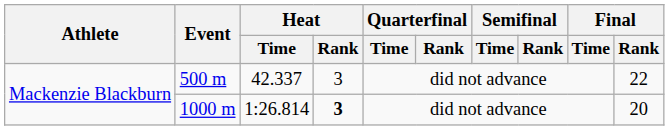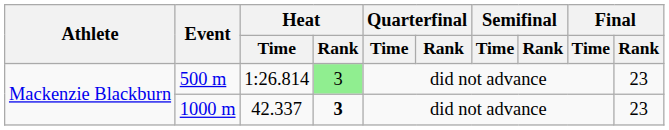(277, 79) 42.337 -> (277, 79) 1:26.814
(338, 79) no background -> (338, 79) lightgreen background
(639, 79) 22 -> (639, 79) 23
(277, 109) 1:26.814 -> (277, 109) 42.337
(639, 109) 20 -> (639, 109) 23
